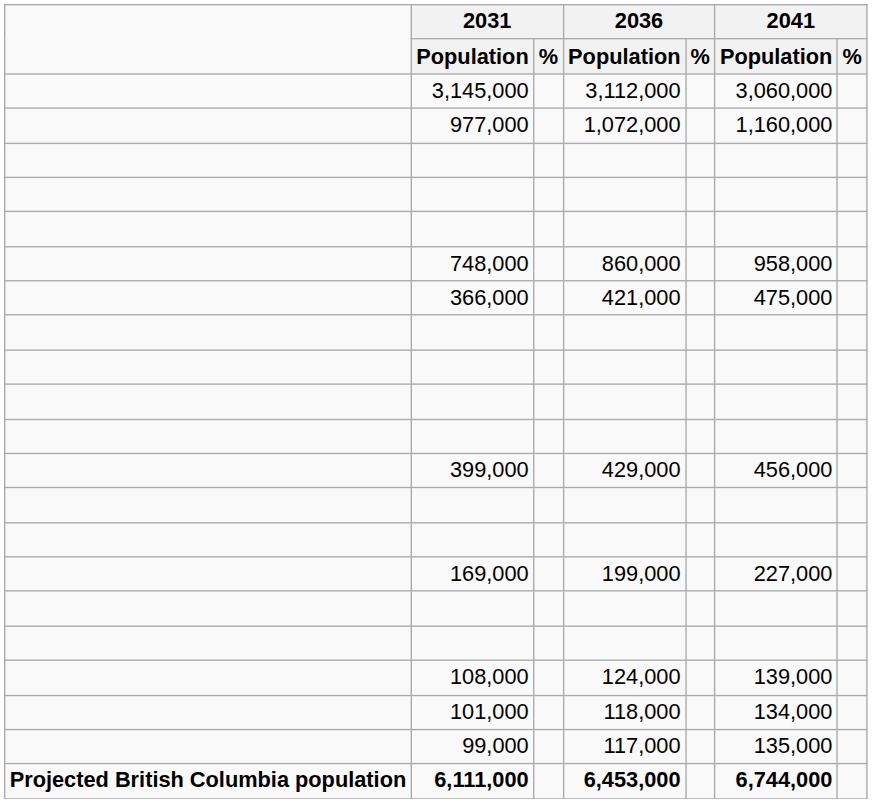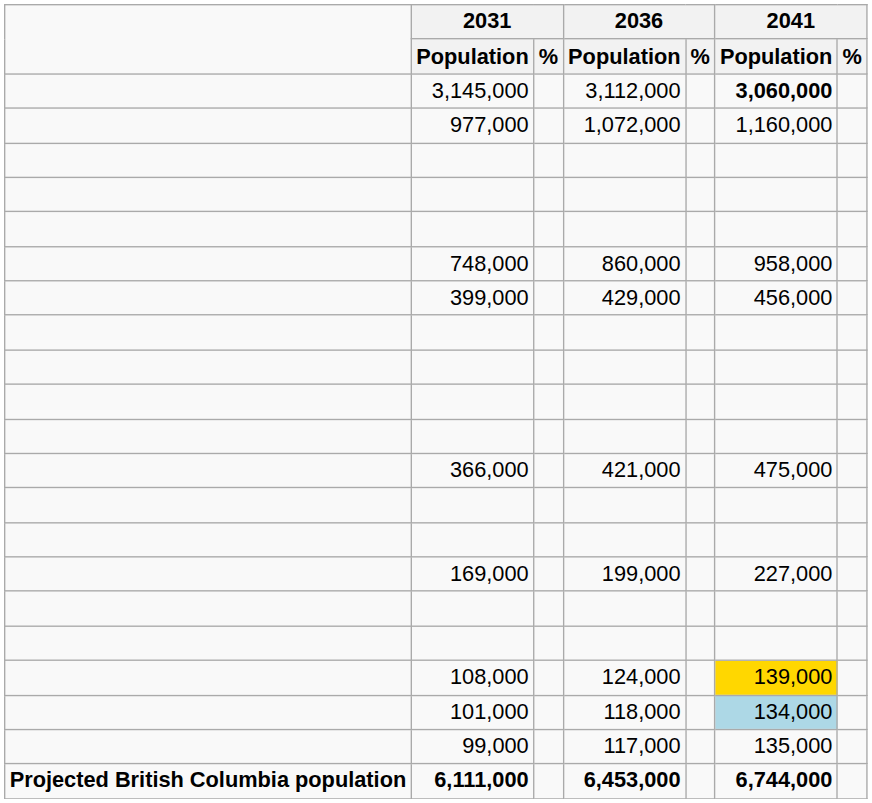(784, 90) normal -> (784, 90) bold
rows swapped: (489, 470) <-> (489, 297)
(793, 677) no background -> (793, 677) gold background
(793, 711) no background -> (793, 711) lightblue background
